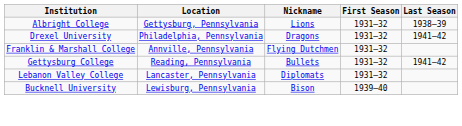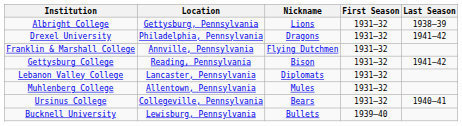(303, 62) Bullets -> (303, 62) Bison
+ row: (71, 88)
+ row: (71, 101)
(303, 88) Bison -> (303, 114) Bullets
